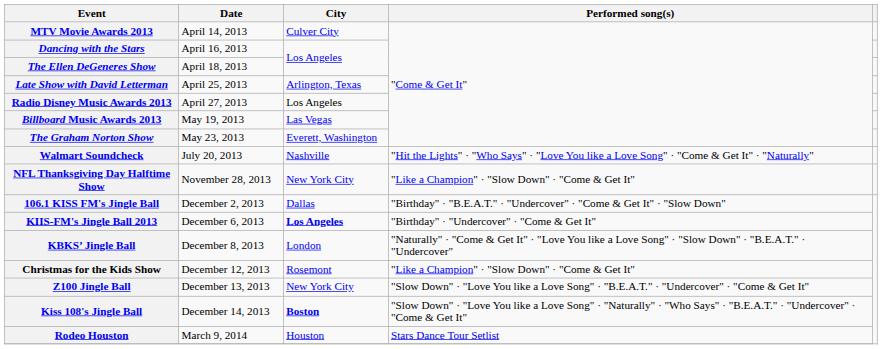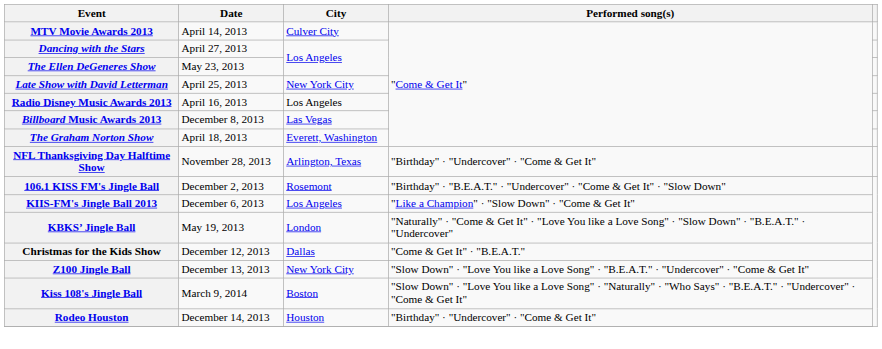(214, 48) April 16, 2013 -> (214, 48) April 27, 2013
(214, 66) April 18, 2013 -> (213, 66) May 23, 2013
(324, 84) Arlington, Texas -> (320, 84) New York City
(214, 102) April 27, 2013 -> (214, 102) April 16, 2013
(213, 119) May 19, 2013 -> (223, 119) December 8, 2013
(213, 137) May 23, 2013 -> (214, 137) April 18, 2013
- row: (92, 155)
(320, 179) New York City -> (324, 161) Arlington, Texas
(513, 179) "Like a Champion" · "Slow Down" · "Come & Get It" -> (493, 161) "Birthday" · "Undercover" · "Come & Get It"
(301, 203) Dallas -> (309, 185) Rosemont
(315, 221) bold -> (314, 203) normal
(493, 221) "Birthday" · "Undercover" · "Come & Get It" -> (513, 203) "Like a Champion" · "Slow Down" · "Come & Get It"
(223, 245) December 8, 2013 -> (213, 227) May 19, 2013
(309, 269) Rosemont -> (301, 251) Dallas
(513, 269) "Like a Champion" · "Slow Down" · "Come & Get It" -> (458, 251) "Come & Get It" · "B.E.A.T."
(226, 311) December 14, 2013 -> (214, 293) March 9, 2014
(303, 311) bold -> (302, 293) normal
(214, 335) March 9, 2014 -> (226, 317) December 14, 2013
(445, 335) Stars Dance Tour Setlist -> (493, 317) "Birthday" · "Undercover" · "Come & Get It"
